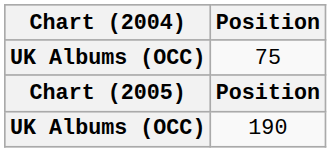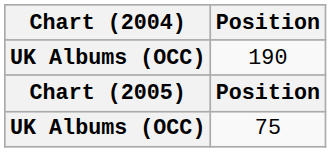rows swapped: (268, 58) <-> (268, 129)
